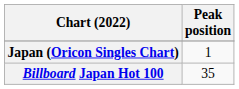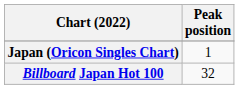(208, 73) 35 -> (208, 73) 32
